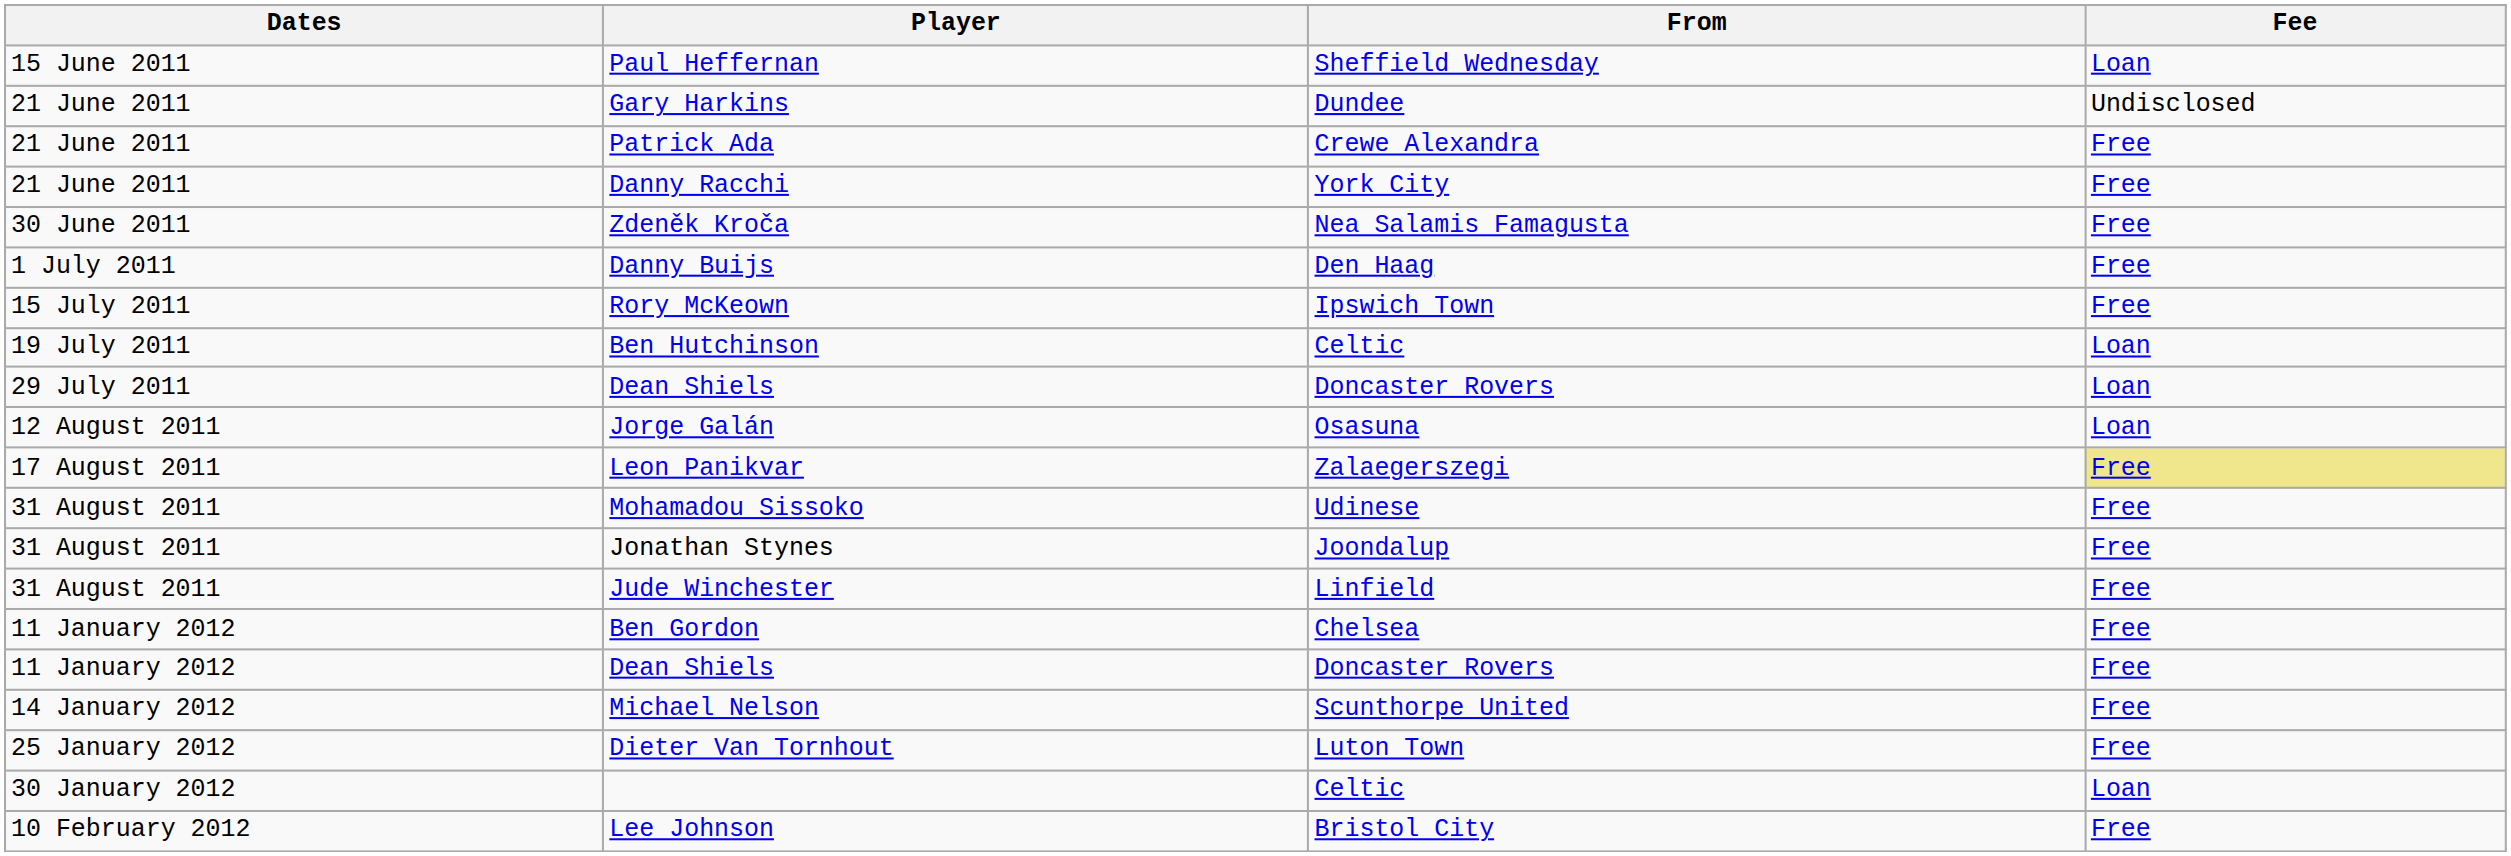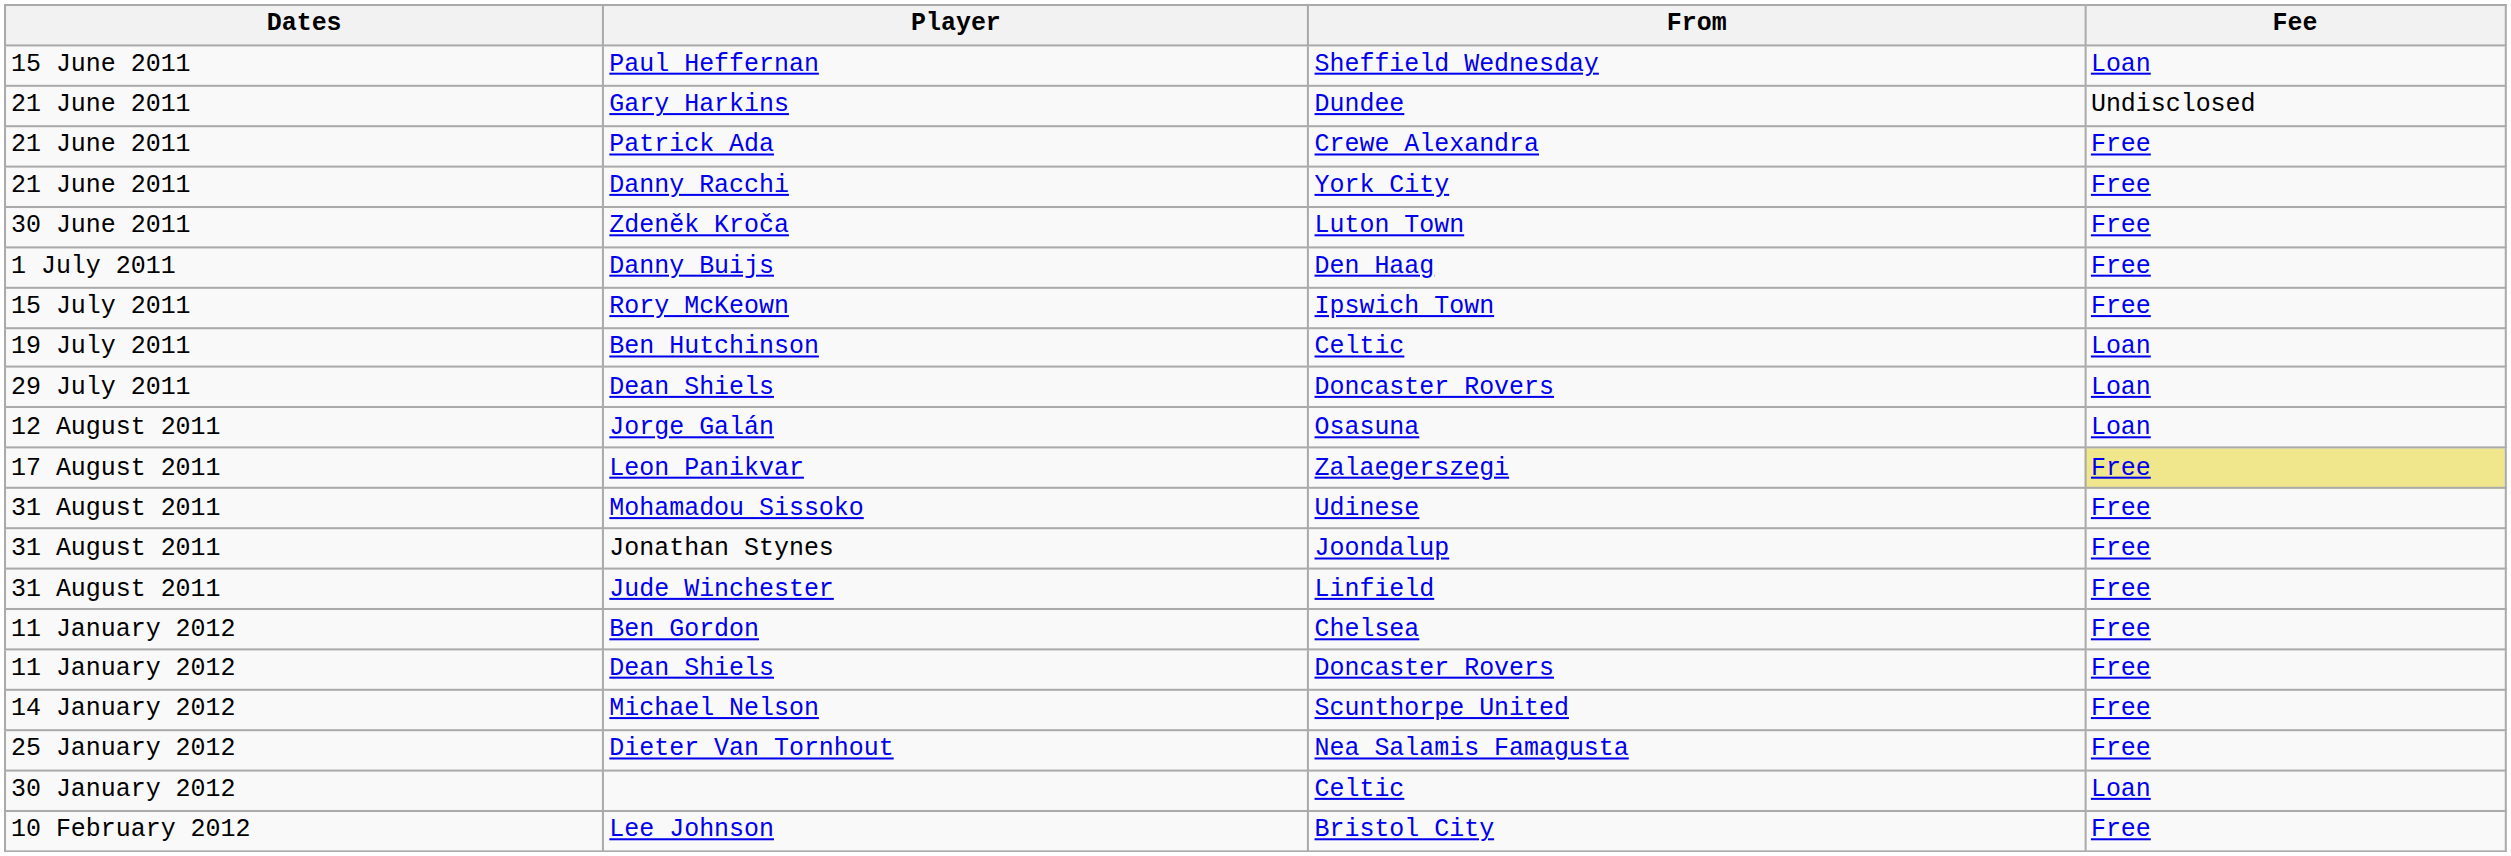(1472, 227) Nea Salamis Famagusta -> (1389, 227) Luton Town
(1389, 750) Luton Town -> (1472, 750) Nea Salamis Famagusta
